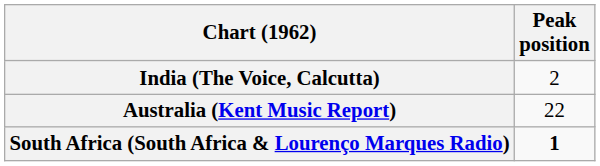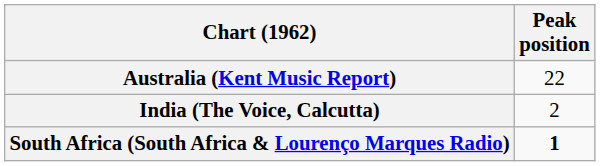rows swapped: (260, 110) <-> (260, 77)
